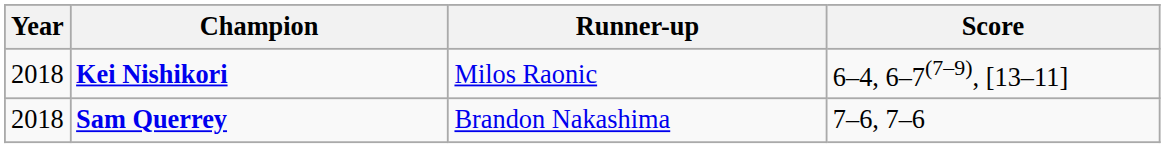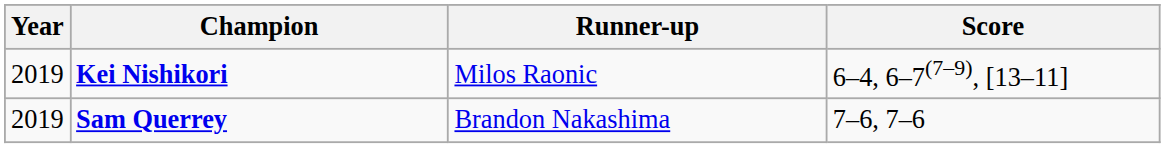(37, 73) 2018 -> (37, 73) 2019
(37, 120) 2018 -> (37, 120) 2019
